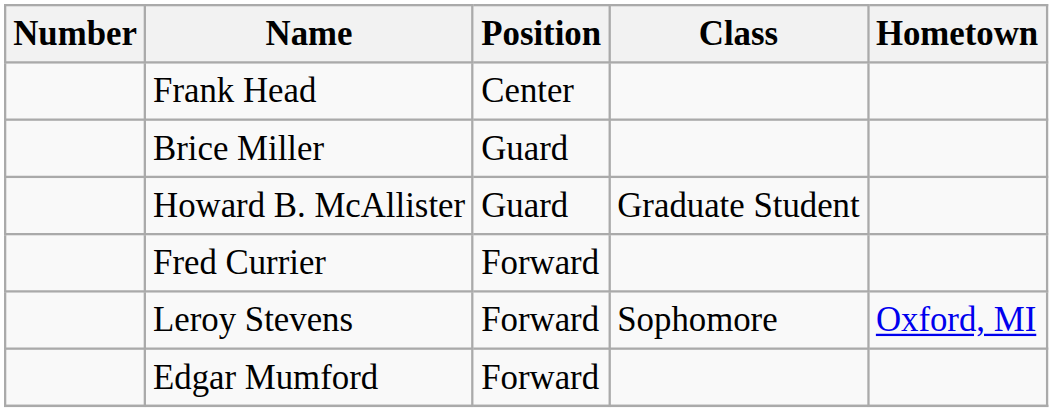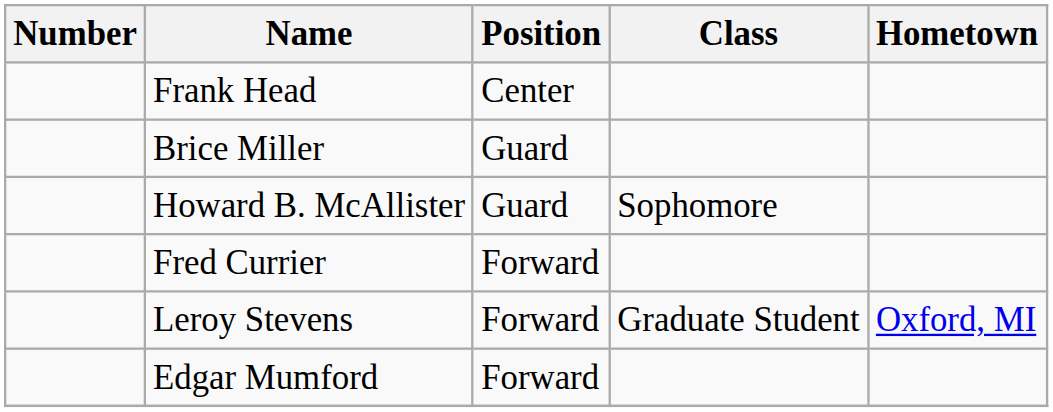(738, 205) Graduate Student -> (697, 205) Sophomore
(697, 320) Sophomore -> (738, 320) Graduate Student
